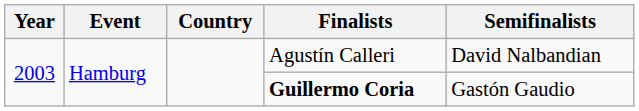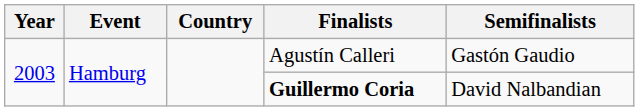(526, 55) David Nalbandian -> (513, 55) Gastón Gaudio
(513, 89) Gastón Gaudio -> (526, 89) David Nalbandian
